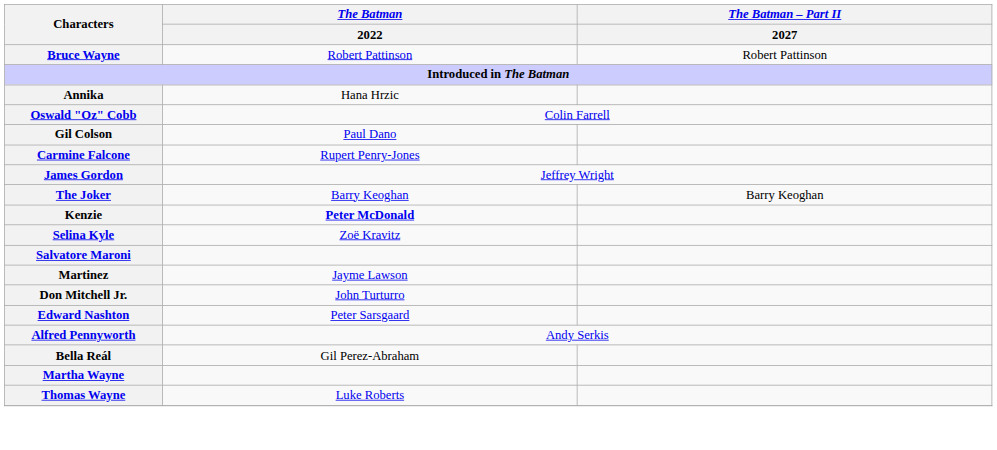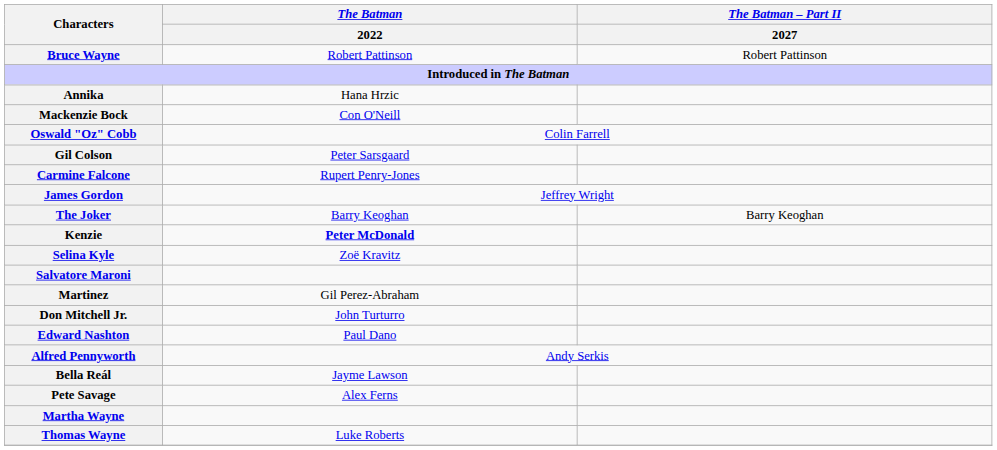+ row: (83, 114)
(370, 134) Paul Dano -> (370, 154) Peter Sarsgaard
(370, 275) Jayme Lawson -> (370, 295) Gil Perez-Abraham
(370, 315) Peter Sarsgaard -> (370, 335) Paul Dano
(370, 355) Gil Perez-Abraham -> (370, 375) Jayme Lawson
+ row: (83, 395)
